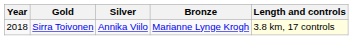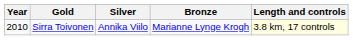(17, 27) 2018 -> (17, 27) 2010
